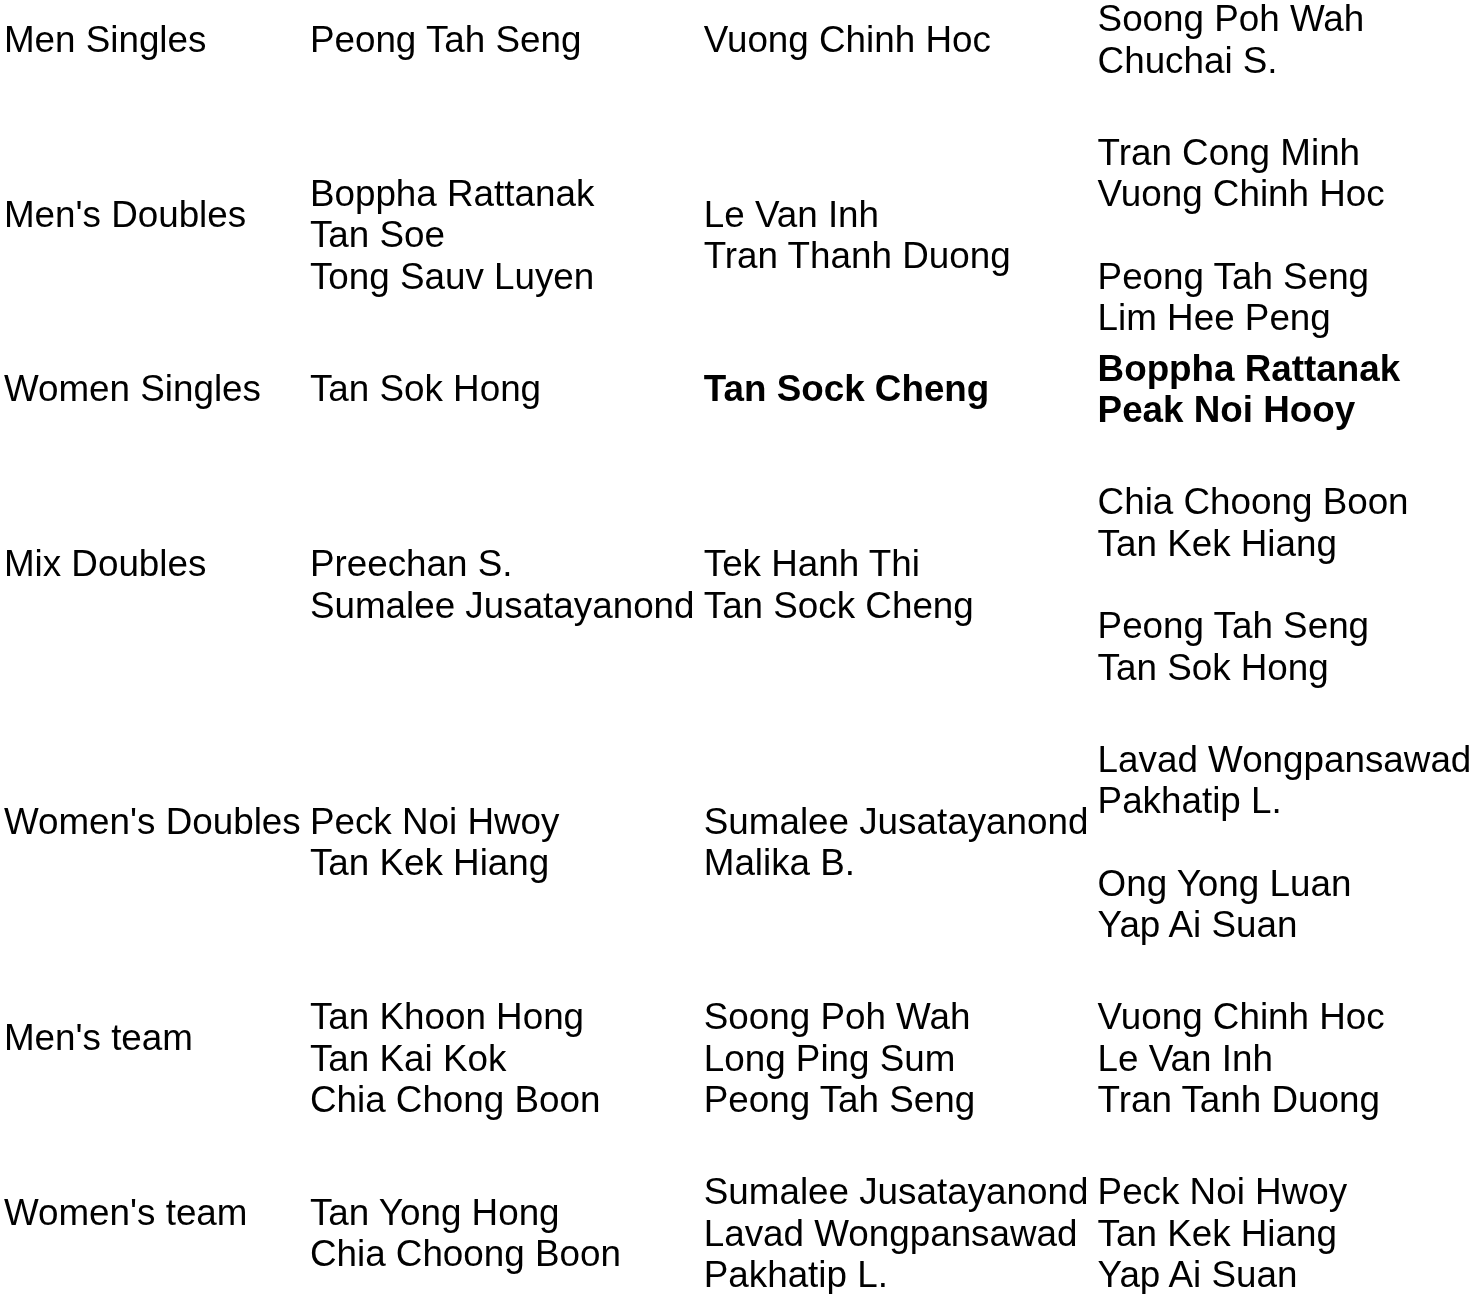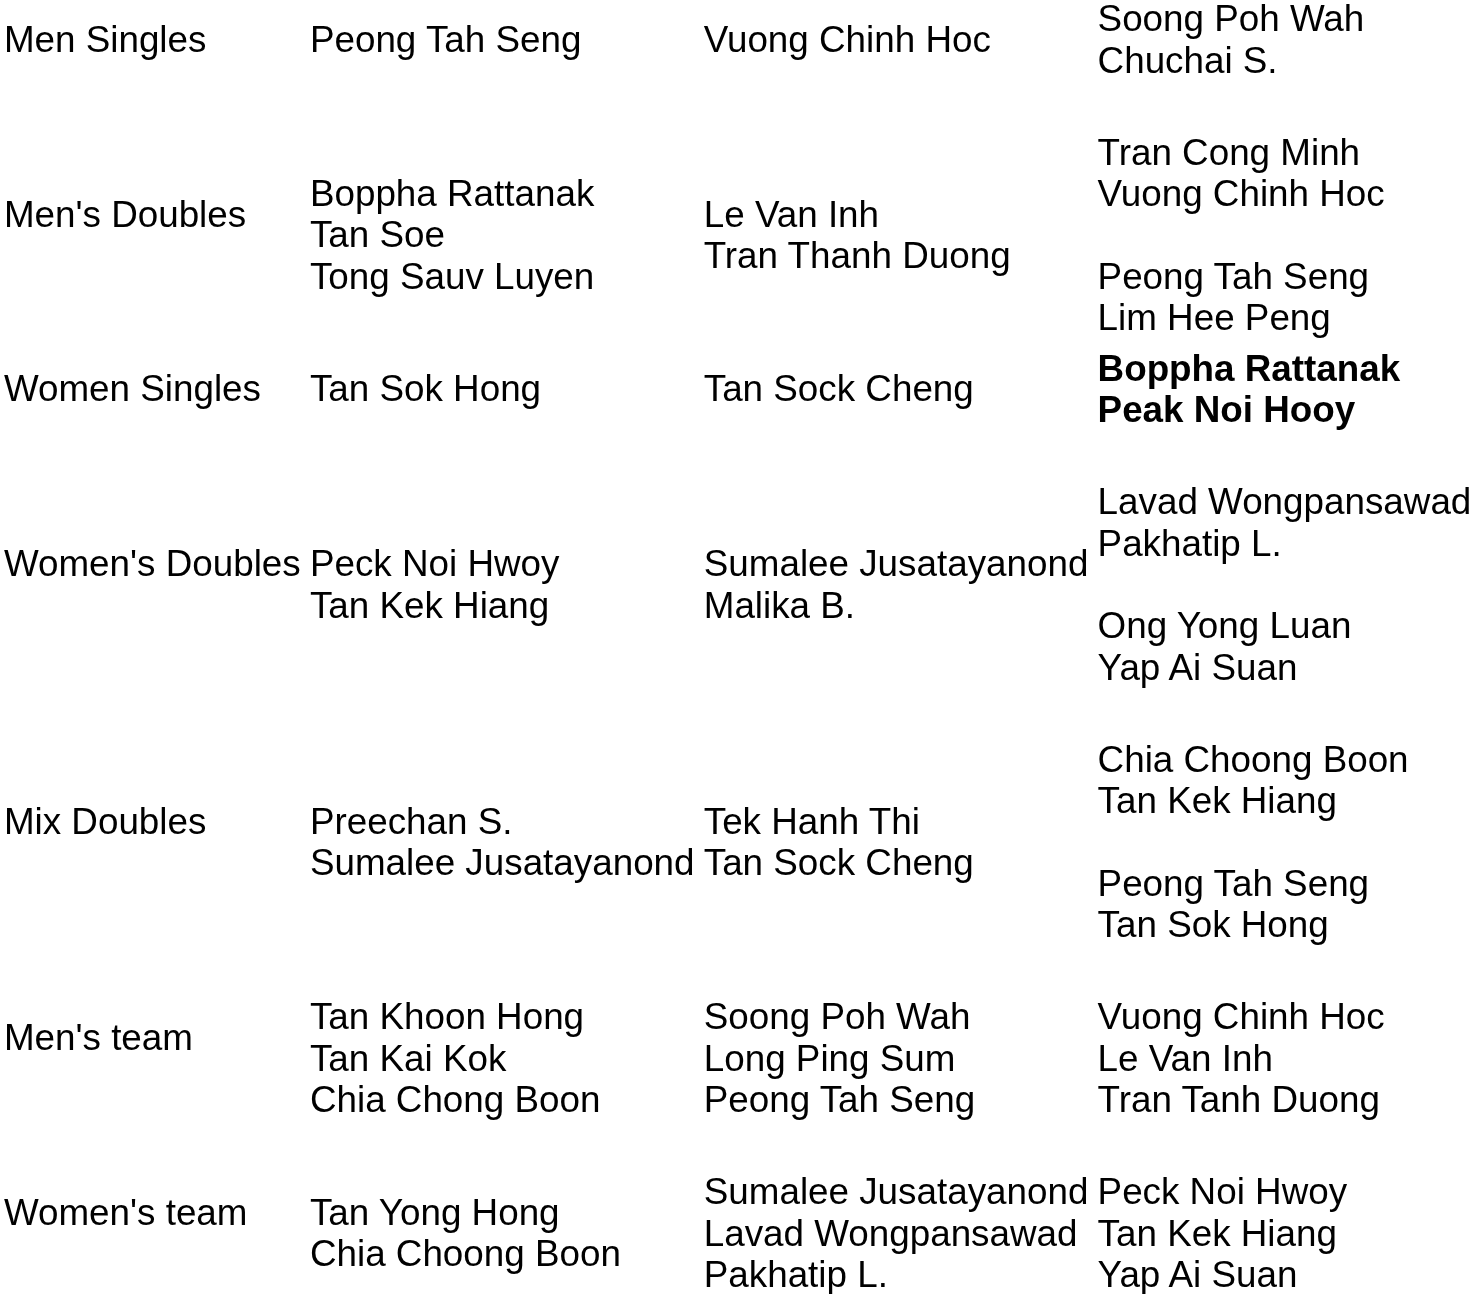(847, 389) bold -> (839, 389) normal
rows swapped: (152, 821) <-> (105, 564)
